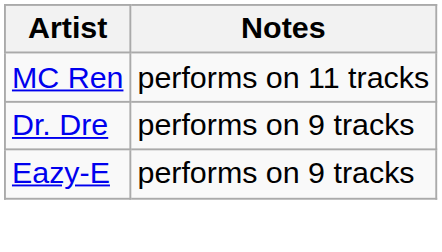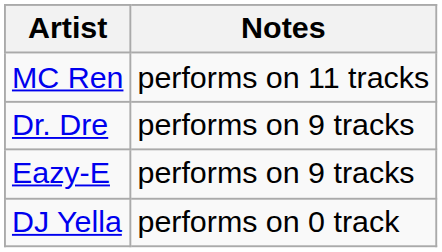+ row: (67, 221)
